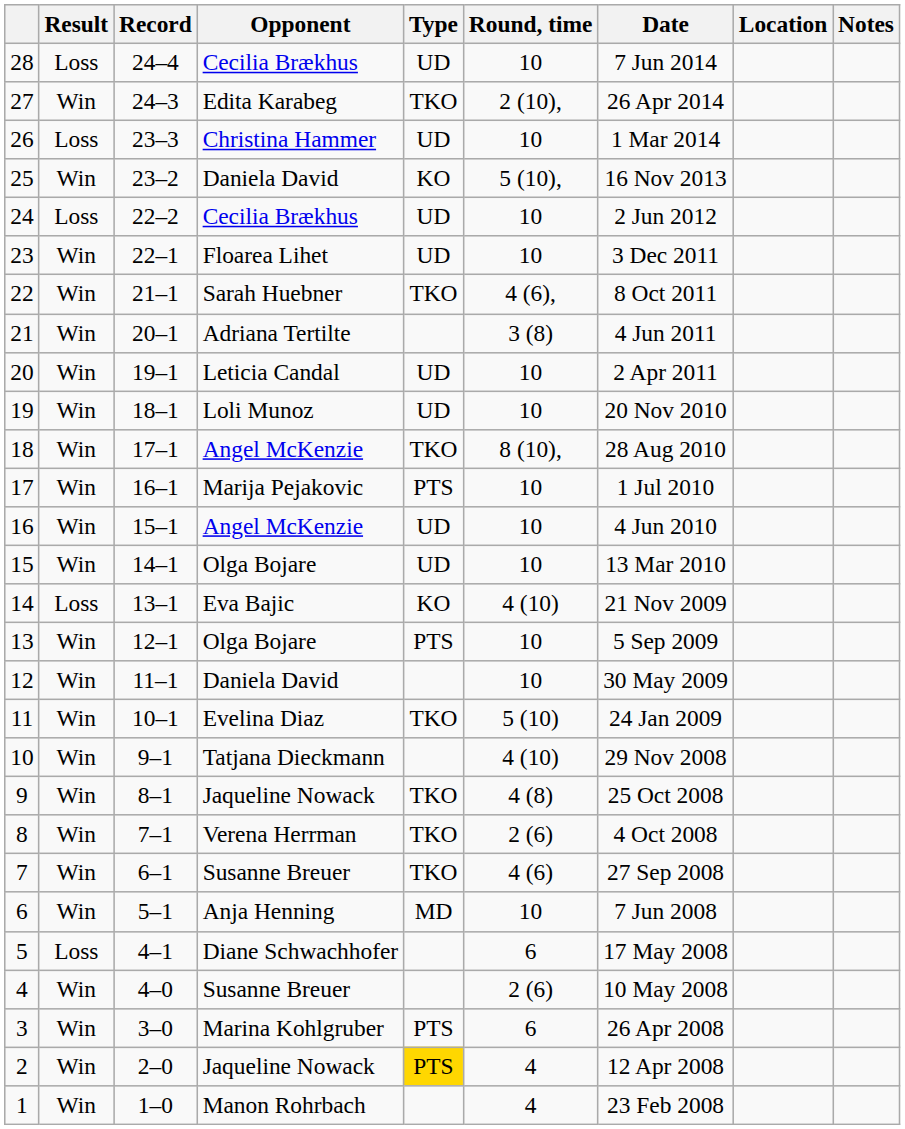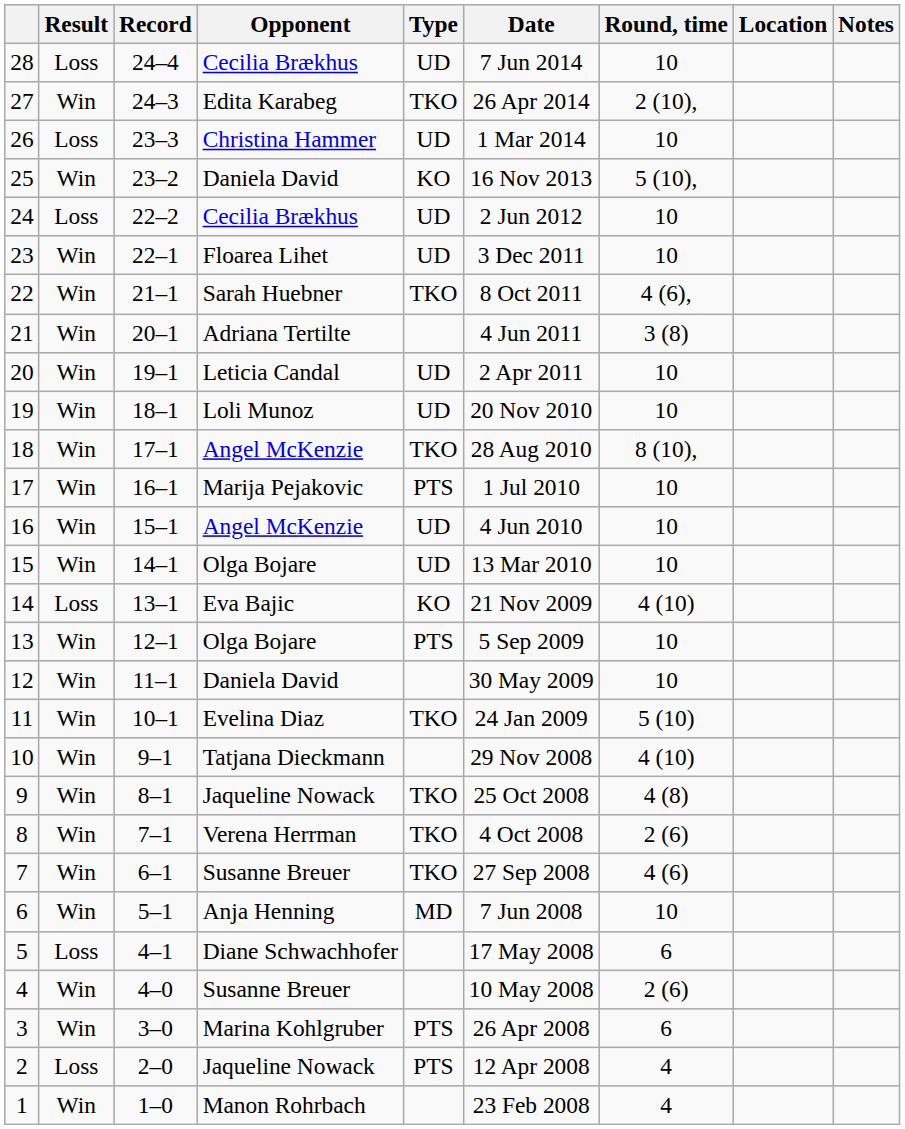columns swapped: (531, 23) <-> (666, 23)
(76, 1066) Win -> (76, 1066) Loss
(433, 1066) gold background -> (433, 1066) no background
